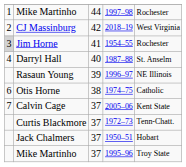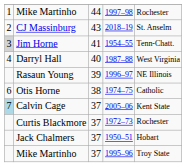(96, 28) 42 -> (96, 28) 43
(158, 28) West Virginia -> (154, 28) St. Anselm
(152, 43) Rochester -> (155, 43) Tenn-Chatt.
(154, 59) St. Anselm -> (158, 59) West Virginia
(9, 106) no background -> (9, 106) lightblue background
(155, 122) Tenn-Chatt. -> (152, 122) Rochester
